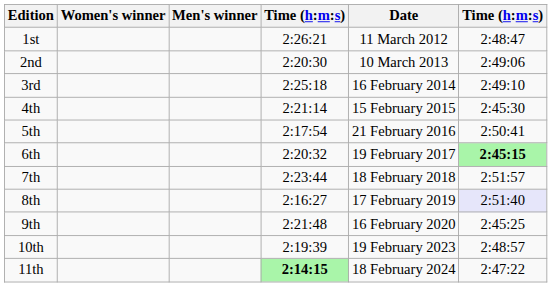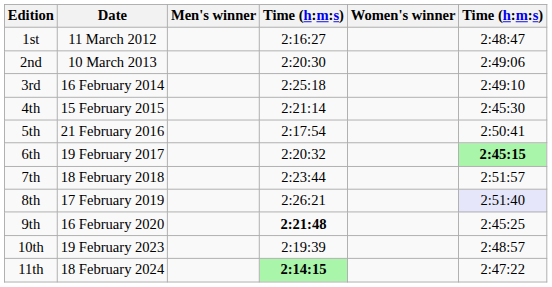columns swapped: (404, 16) <-> (113, 16)
(305, 39) 2:26:21 -> (303, 39) 2:16:27
(305, 200) 2:16:27 -> (303, 200) 2:26:21
(305, 223) normal -> (303, 223) bold
